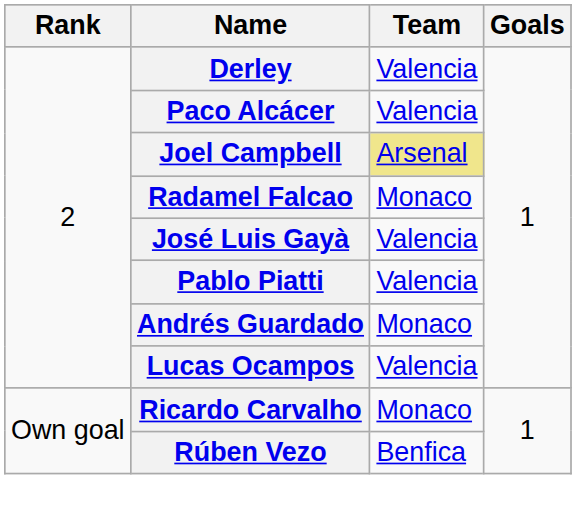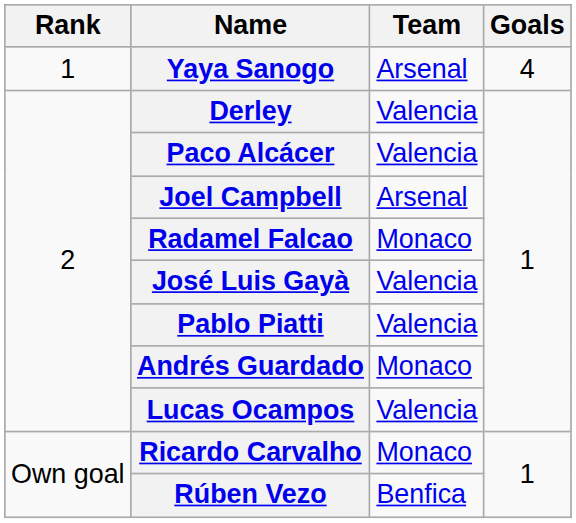+ row: (250, 68)
(422, 153) khaki background -> (422, 196) no background
